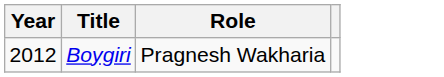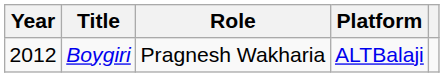+ column: (379, 21)
